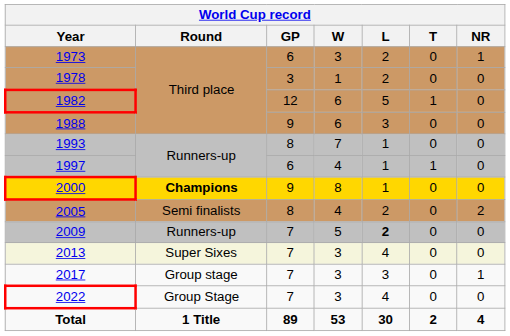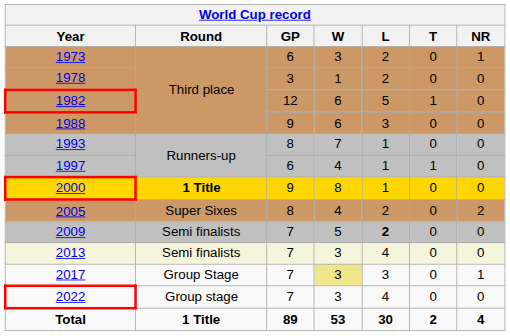(202, 188) Champions -> (202, 188) 1 Title
(201, 210) Semi finalists -> (201, 210) Super Sixes
(201, 232) Runners-up -> (201, 232) Semi finalists
(201, 253) Super Sixes -> (201, 253) Semi finalists
(201, 274) Group stage -> (201, 274) Group Stage
(338, 274) no background -> (338, 274) khaki background
(202, 297) Group Stage -> (202, 297) Group stage
